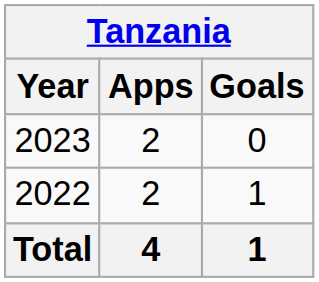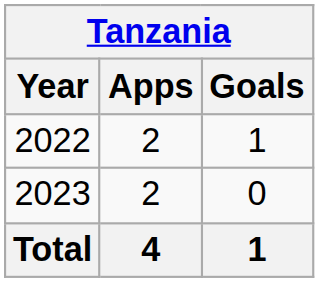rows swapped: (53, 194) <-> (53, 140)
